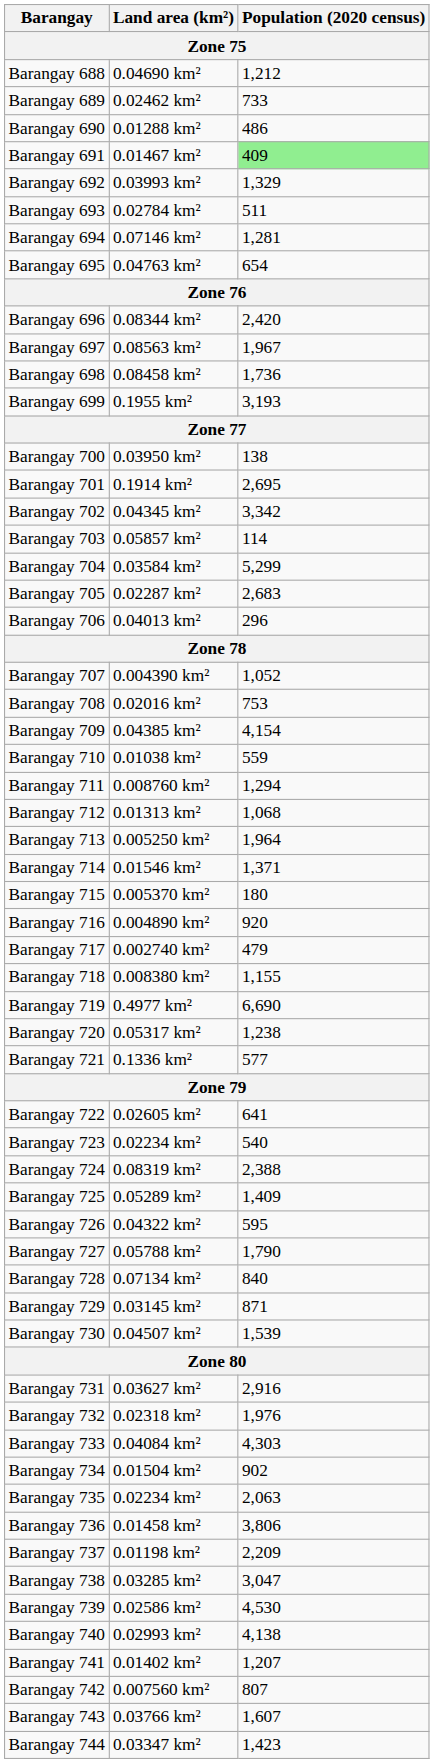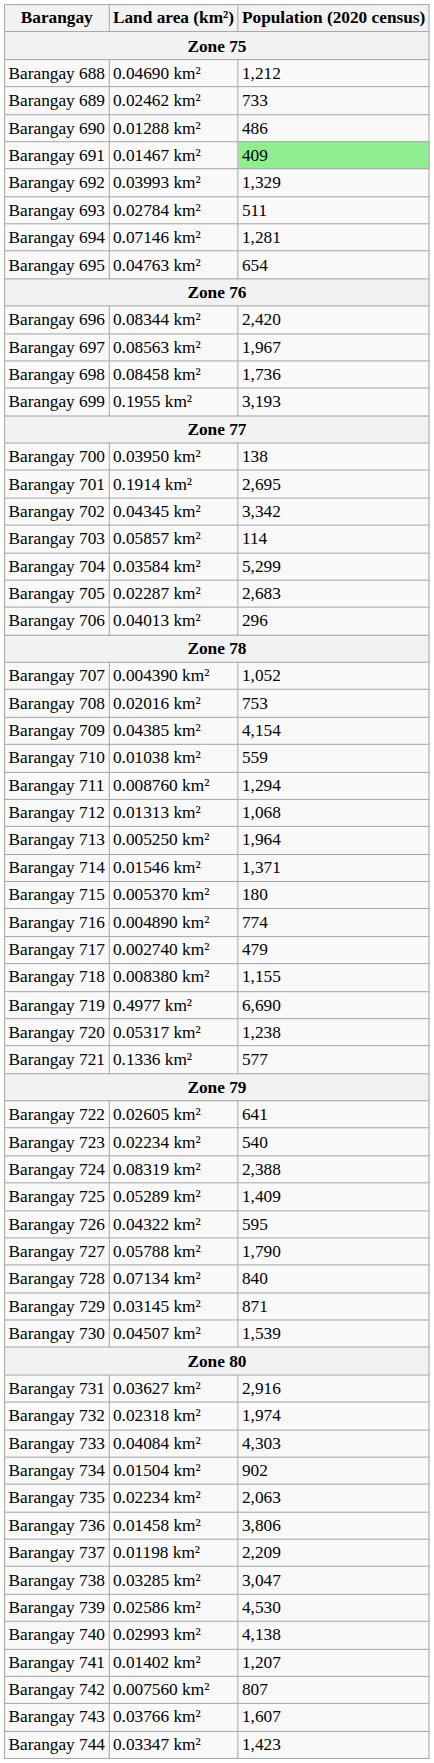(255, 922) 920 -> (255, 922) 774
(261, 1415) 1,976 -> (261, 1415) 1,974
